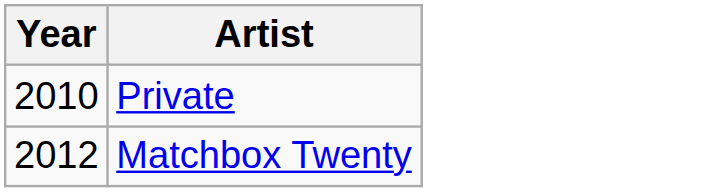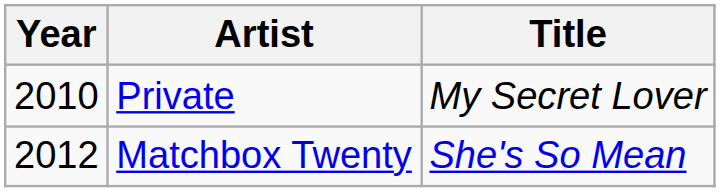+ column: (568, 34)
